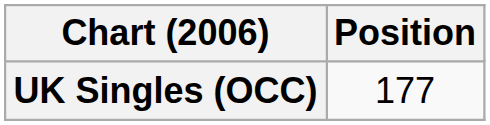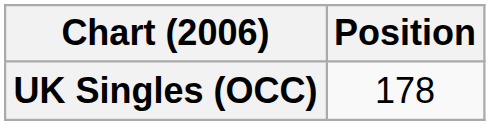(405, 90) 177 -> (405, 90) 178
